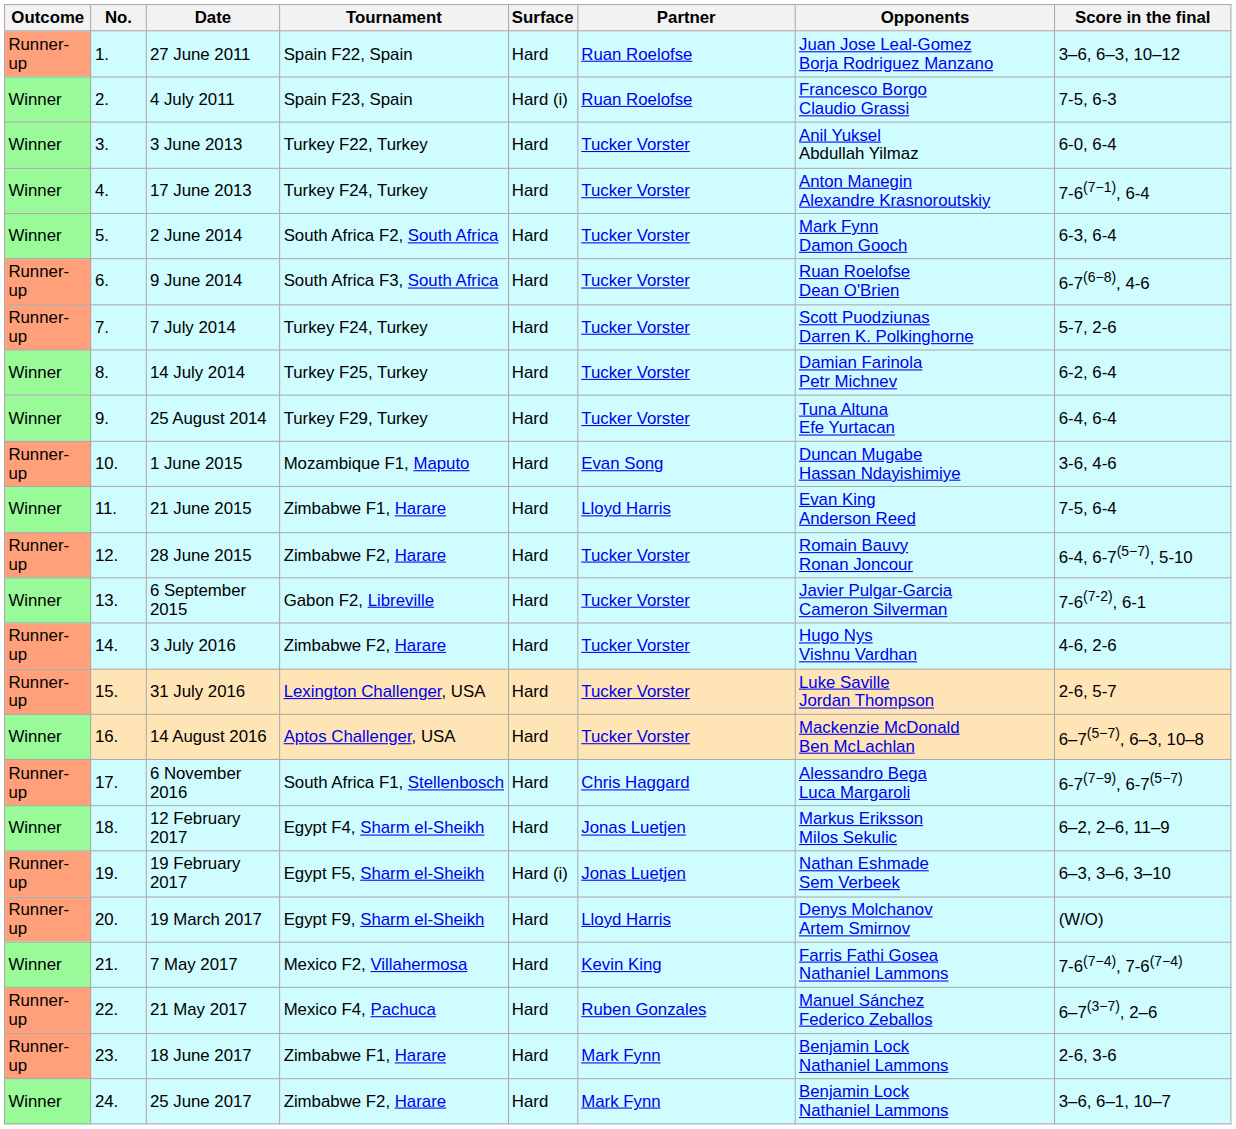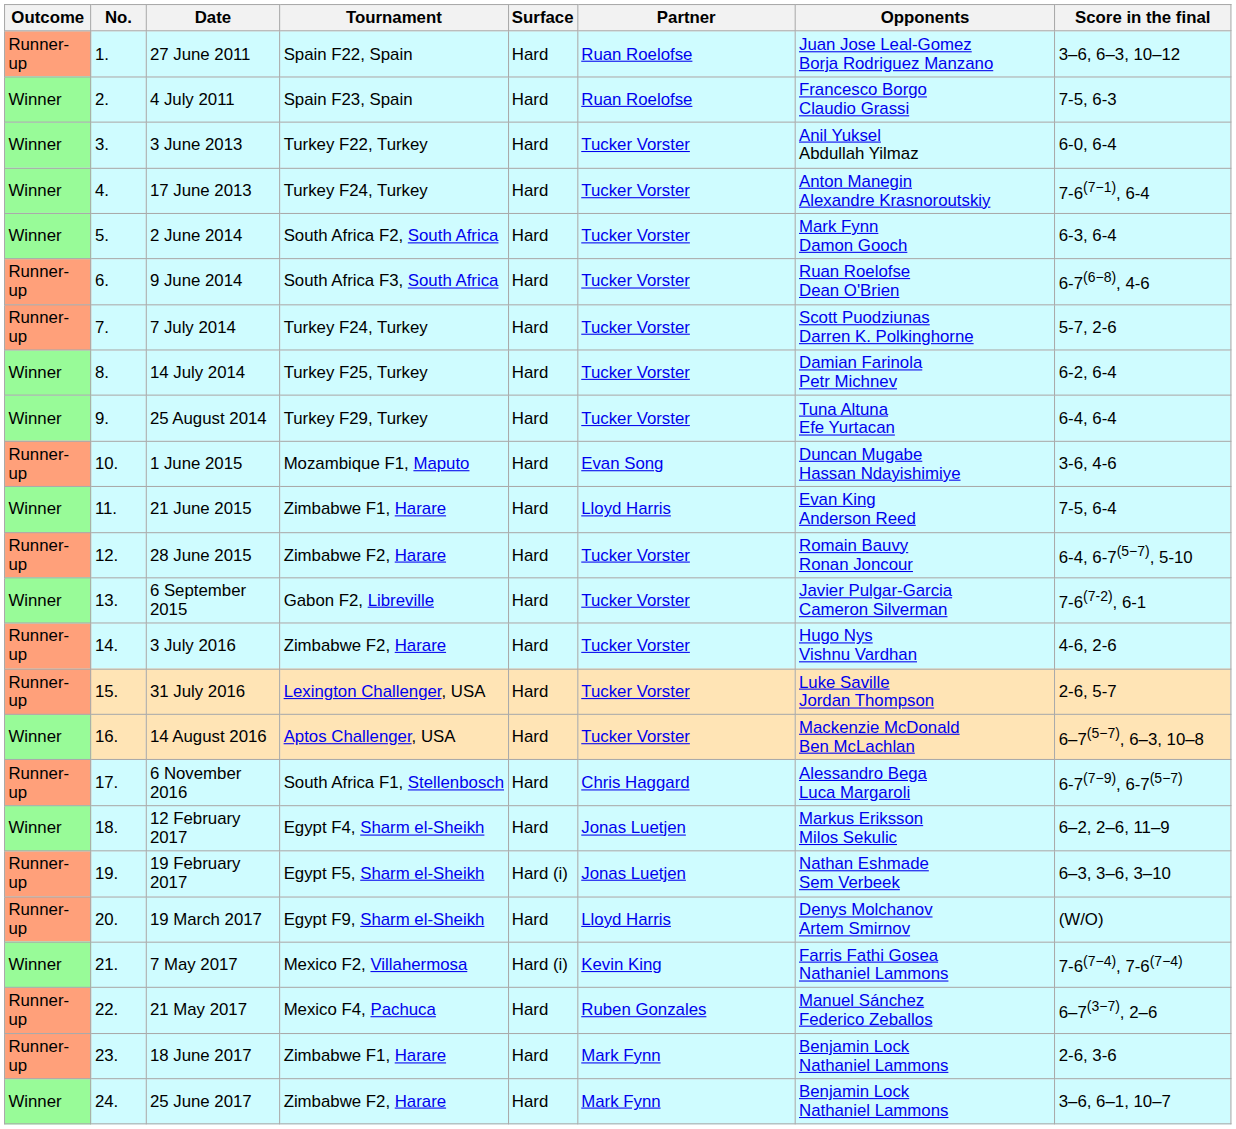(540, 99) Hard (i) -> (530, 99) Hard
(530, 964) Hard -> (540, 964) Hard (i)
